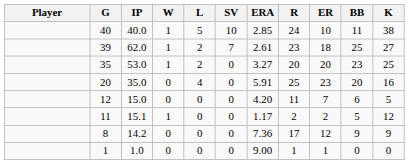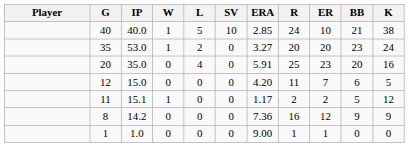(357, 30) 11 -> (357, 30) 21
- row: (105, 47)
(388, 64) 25 -> (388, 47) 24
(294, 133) 17 -> (294, 116) 16
